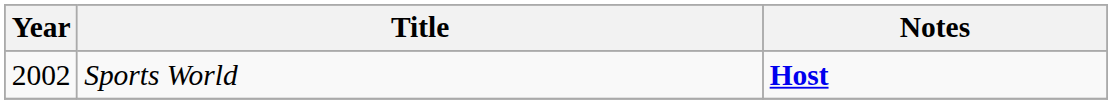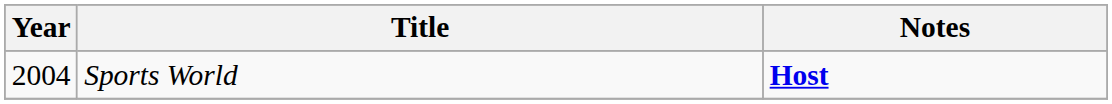(41, 74) 2002 -> (41, 74) 2004
